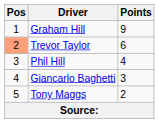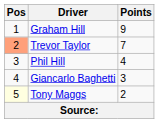(123, 45) 6 -> (123, 45) 7
(16, 95) no background -> (16, 95) lightyellow background
